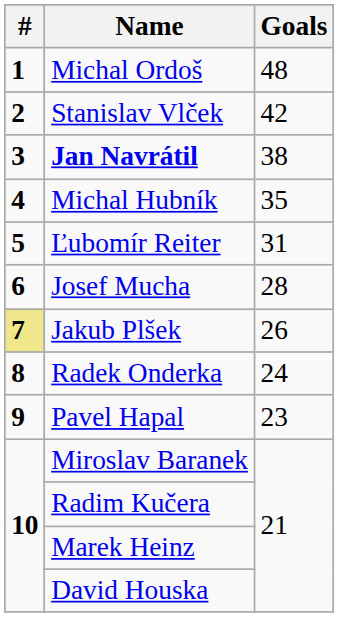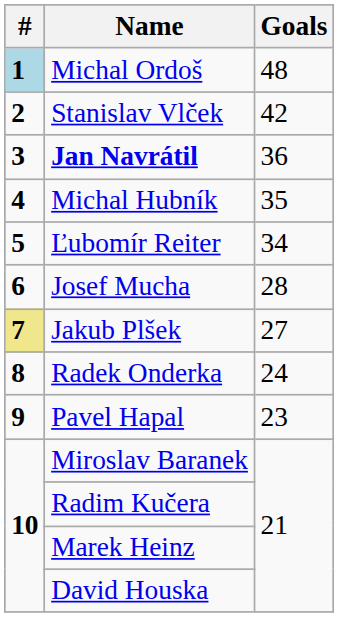(18, 69) no background -> (18, 69) lightblue background
(274, 156) 38 -> (274, 156) 36
(274, 243) 31 -> (274, 243) 34
(274, 329) 26 -> (274, 329) 27
